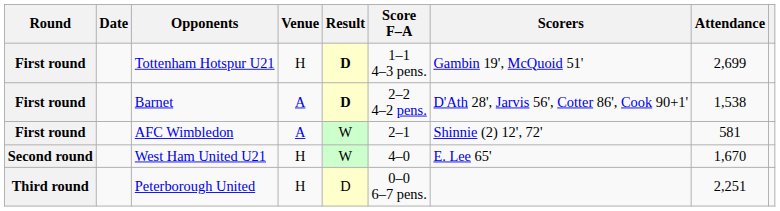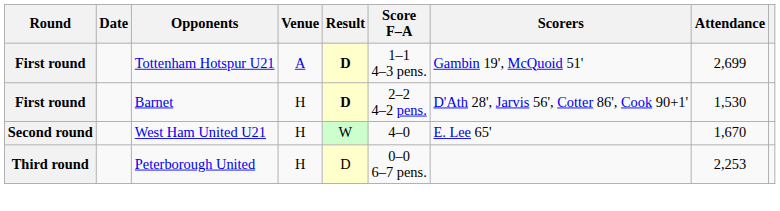(300, 63) H -> (300, 63) A
(300, 102) A -> (300, 102) H
(730, 102) 1,538 -> (730, 102) 1,530
- row: (184, 133)
(730, 186) 2,251 -> (730, 163) 2,253
